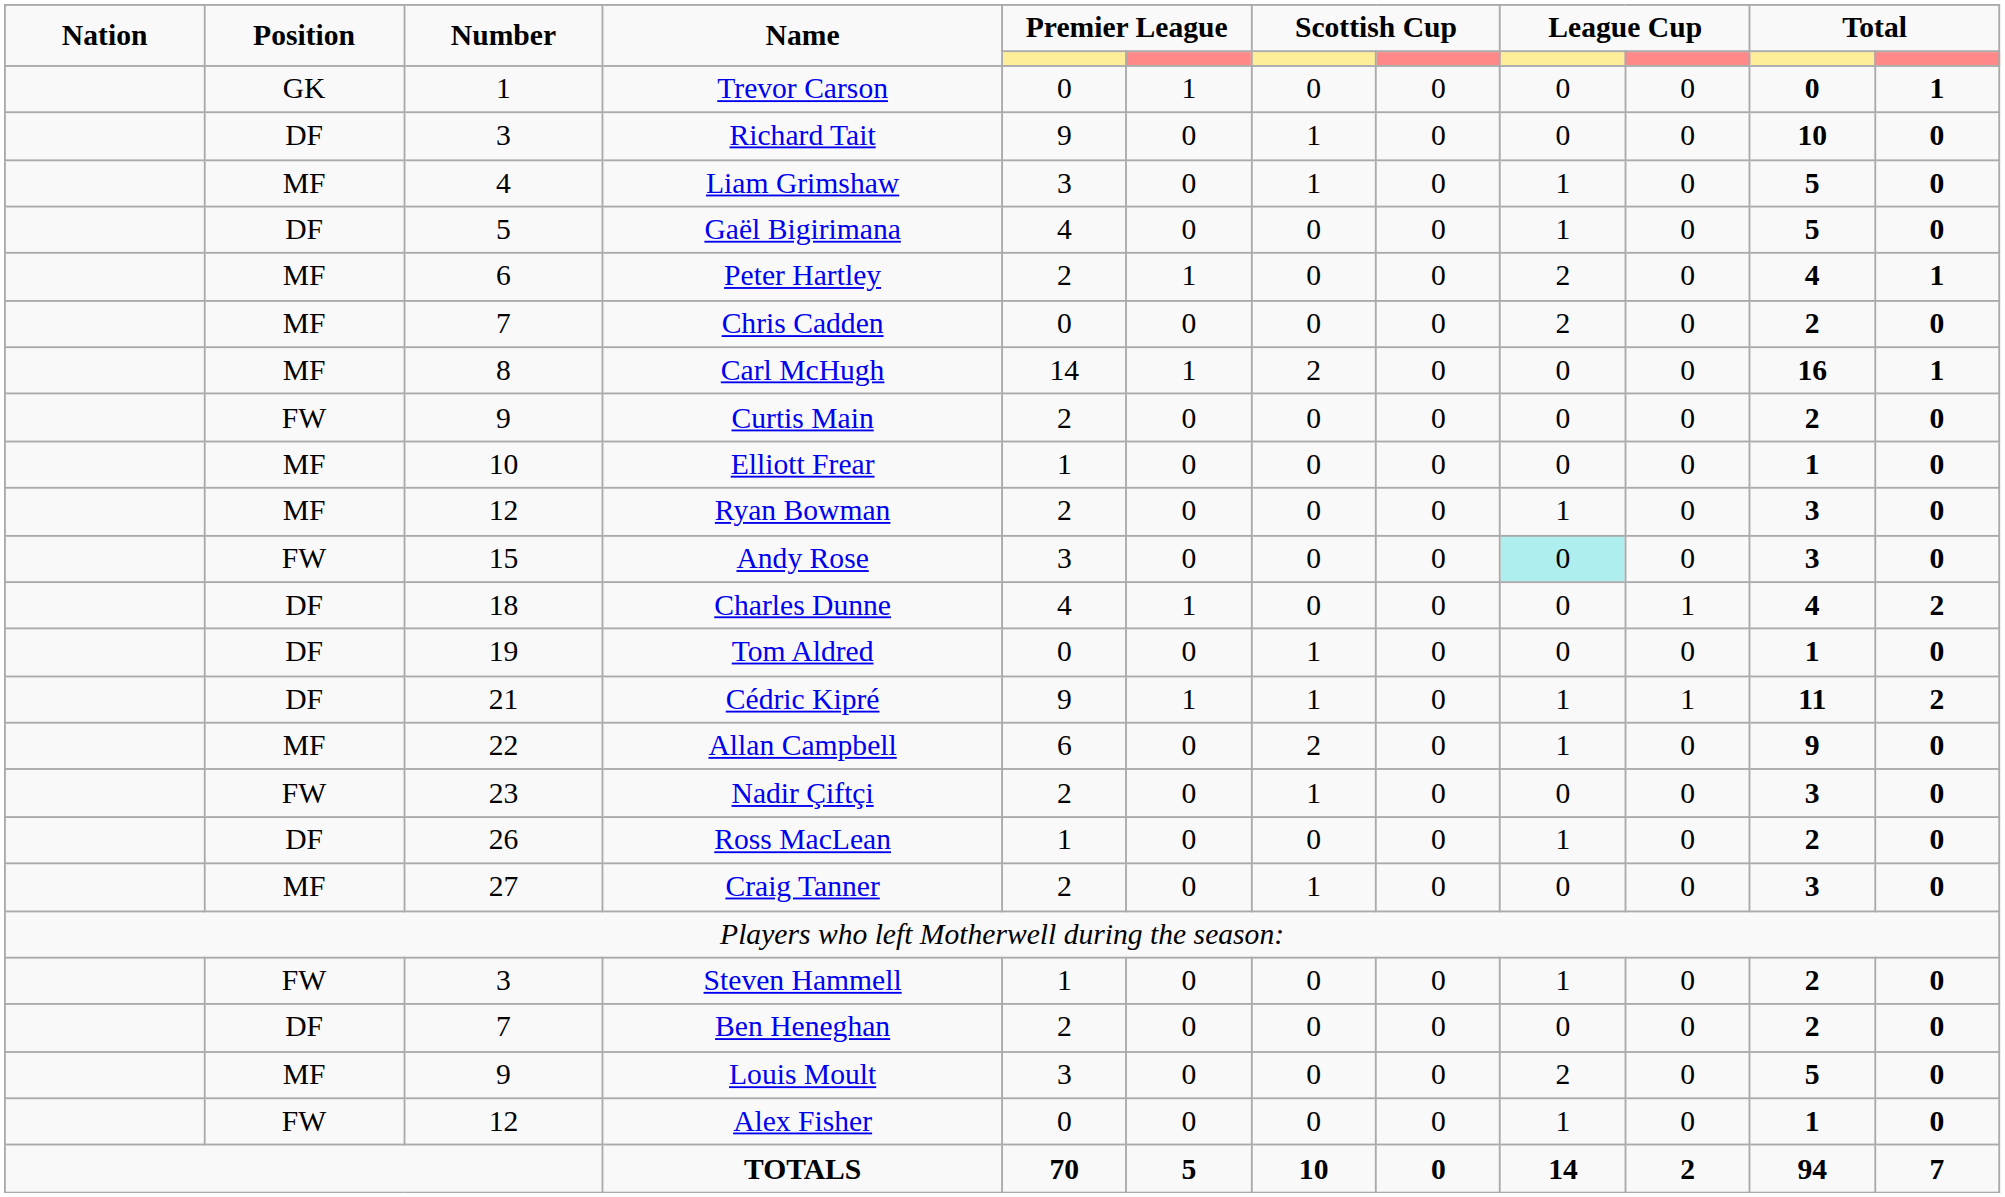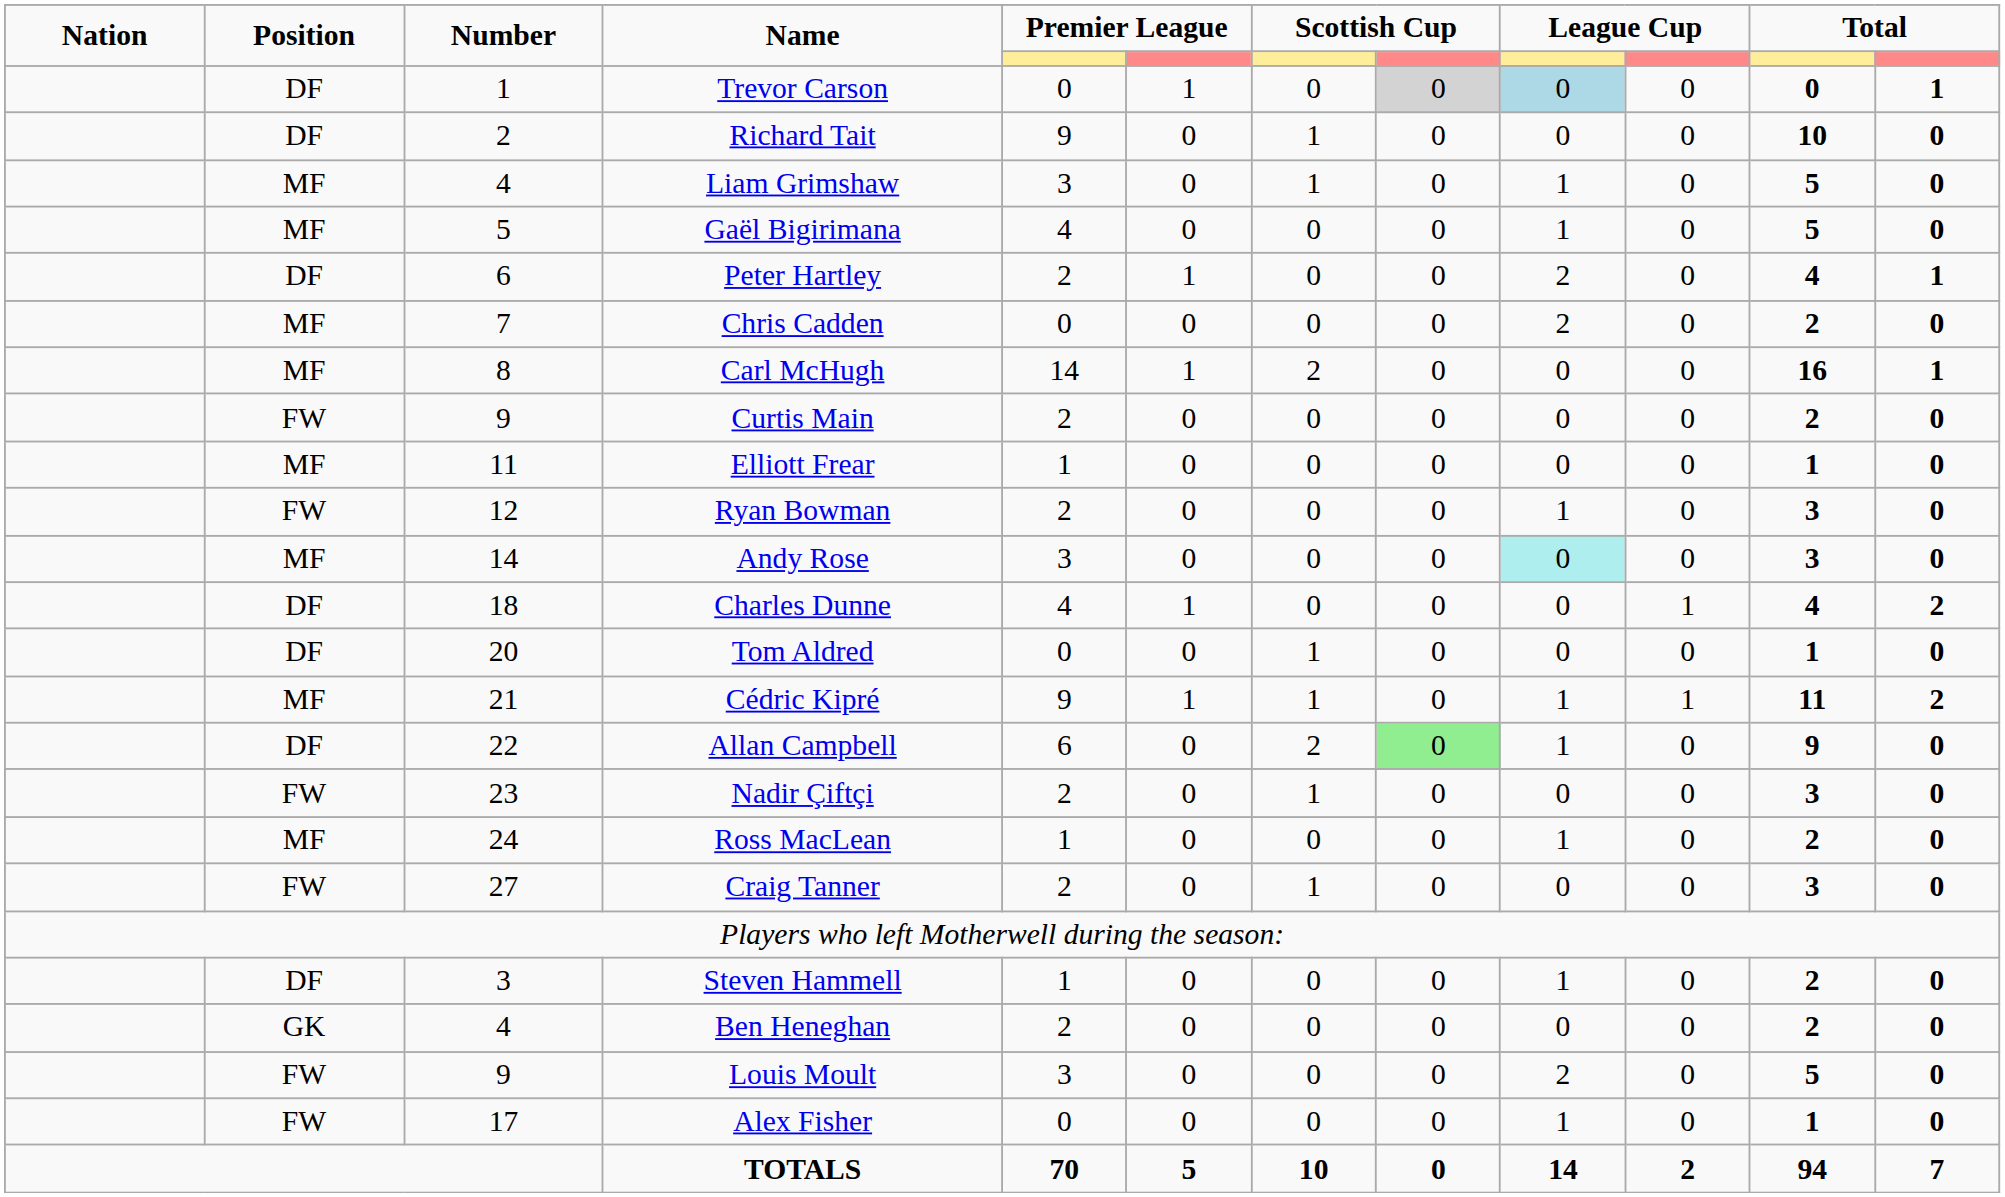(304, 88) GK -> (304, 88) DF
(1438, 88) no background -> (1438, 88) lightgrey background
(1563, 88) no background -> (1563, 88) lightblue background
(503, 135) 3 -> (503, 135) 2
(304, 229) DF -> (304, 229) MF
(304, 276) MF -> (304, 276) DF
(503, 464) 10 -> (503, 464) 11
(304, 511) MF -> (304, 511) FW
(304, 557) FW -> (304, 557) MF
(503, 557) 15 -> (503, 557) 14
(503, 651) 19 -> (503, 651) 20
(304, 698) DF -> (304, 698) MF
(304, 745) MF -> (304, 745) DF
(1438, 745) no background -> (1438, 745) lightgreen background
(304, 839) DF -> (304, 839) MF
(503, 839) 26 -> (503, 839) 24
(304, 886) MF -> (304, 886) FW
(304, 980) FW -> (304, 980) DF
(304, 1027) DF -> (304, 1027) GK
(503, 1027) 7 -> (503, 1027) 4
(304, 1074) MF -> (304, 1074) FW
(503, 1121) 12 -> (503, 1121) 17
